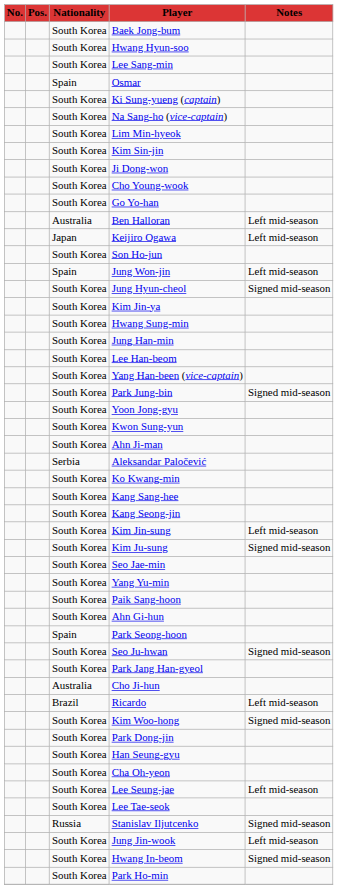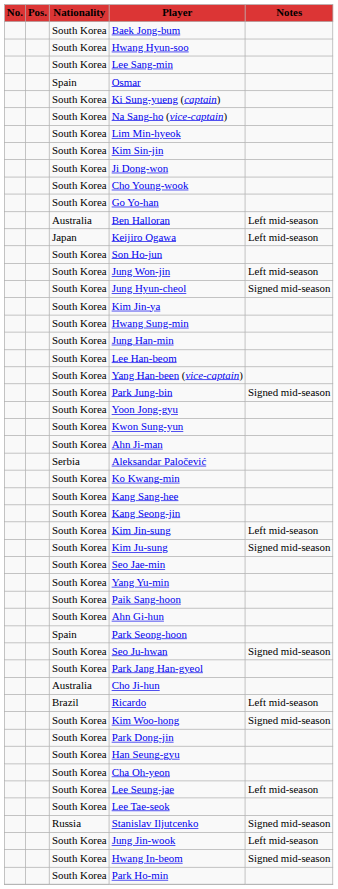(64, 271) Spain -> (79, 271) South Korea
